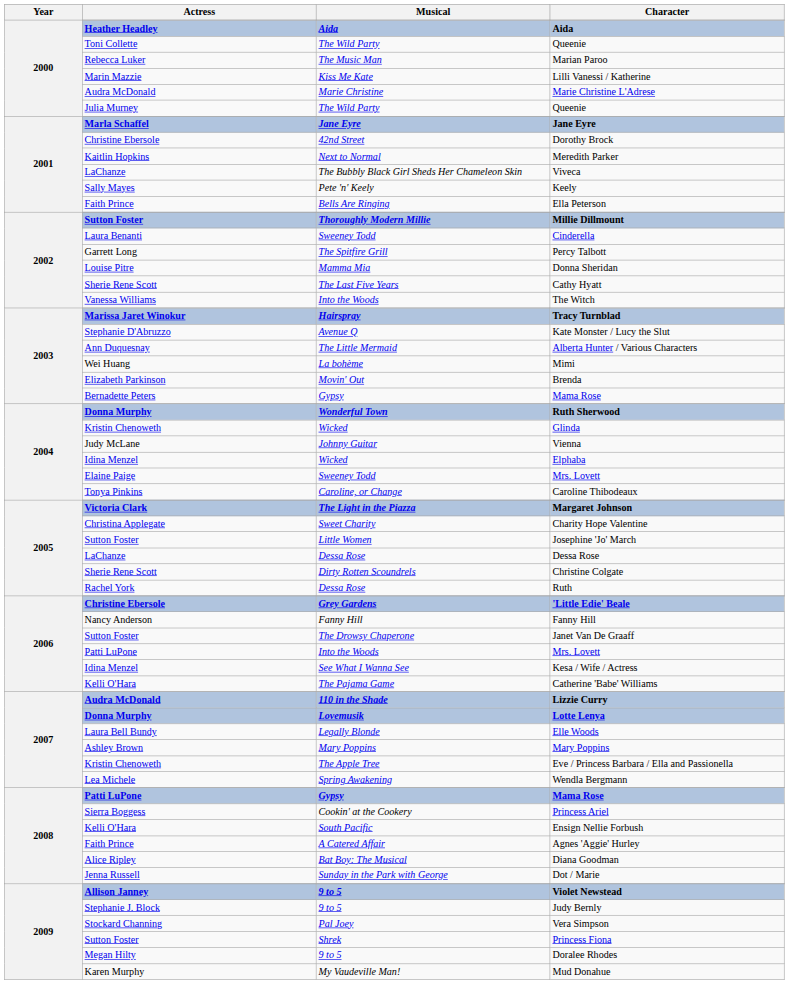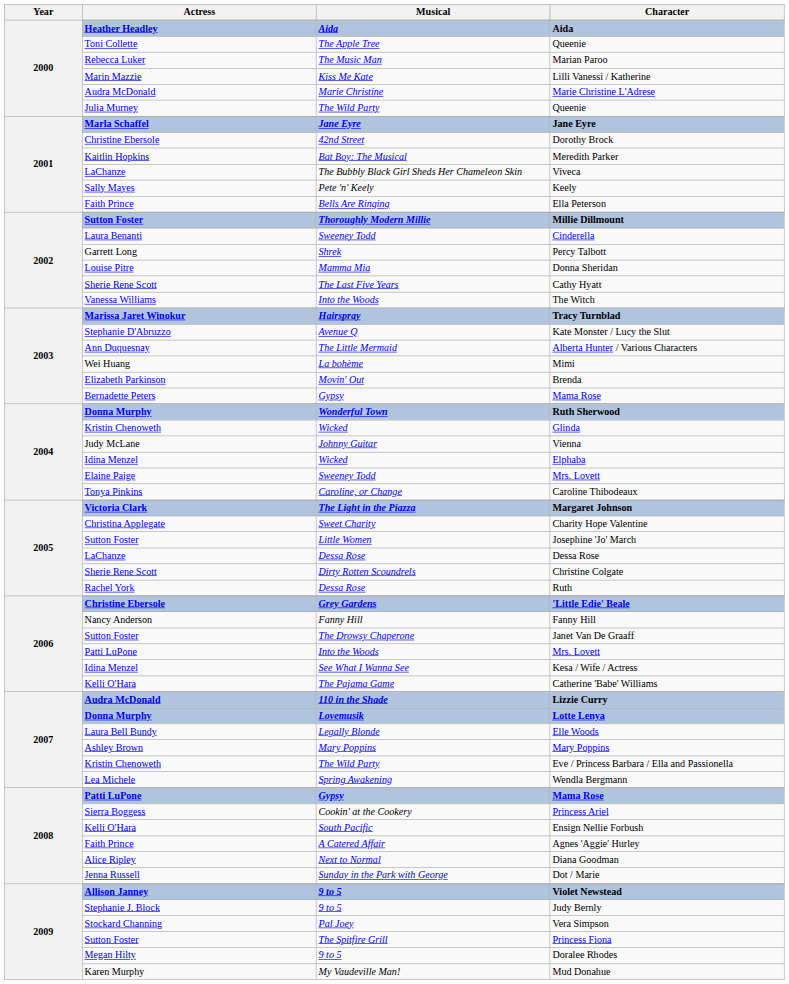(349, 44) The Wild Party -> (349, 44) The Apple Tree
(350, 156) Next to Normal -> (363, 156) Bat Boy: The Musical
(353, 252) The Spitfire Grill -> (330, 252) Shrek
(349, 763) The Apple Tree -> (349, 763) The Wild Party
(363, 859) Bat Boy: The Musical -> (350, 859) Next to Normal
(330, 939) Shrek -> (353, 939) The Spitfire Grill
